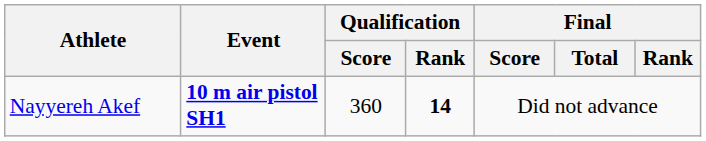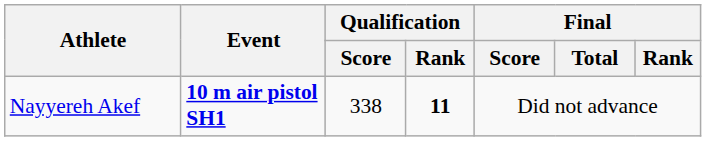(366, 106) 360 -> (366, 106) 338
(440, 106) 14 -> (440, 106) 11
